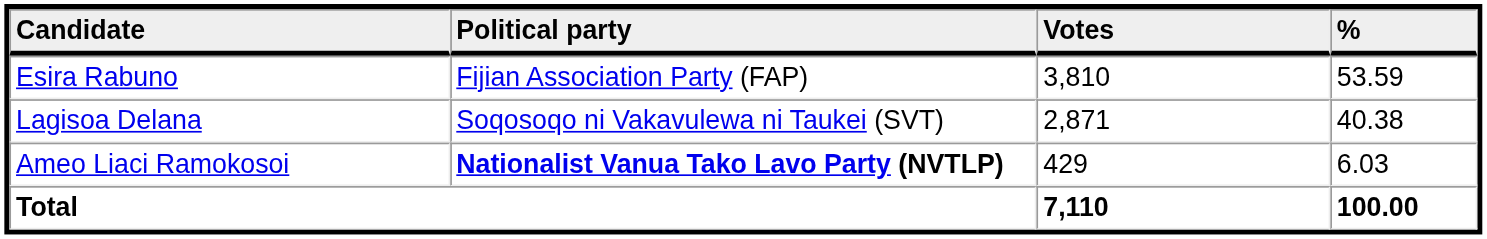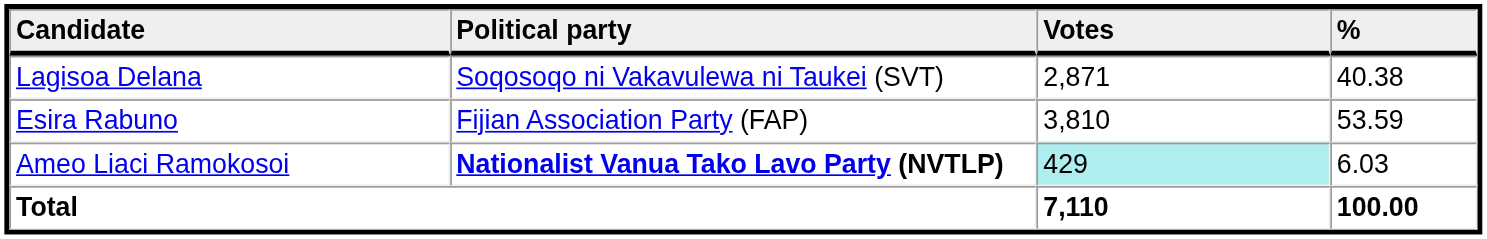rows swapped: (97, 77) <-> (109, 120)
(1066, 163) no background -> (1066, 163) paleturquoise background
